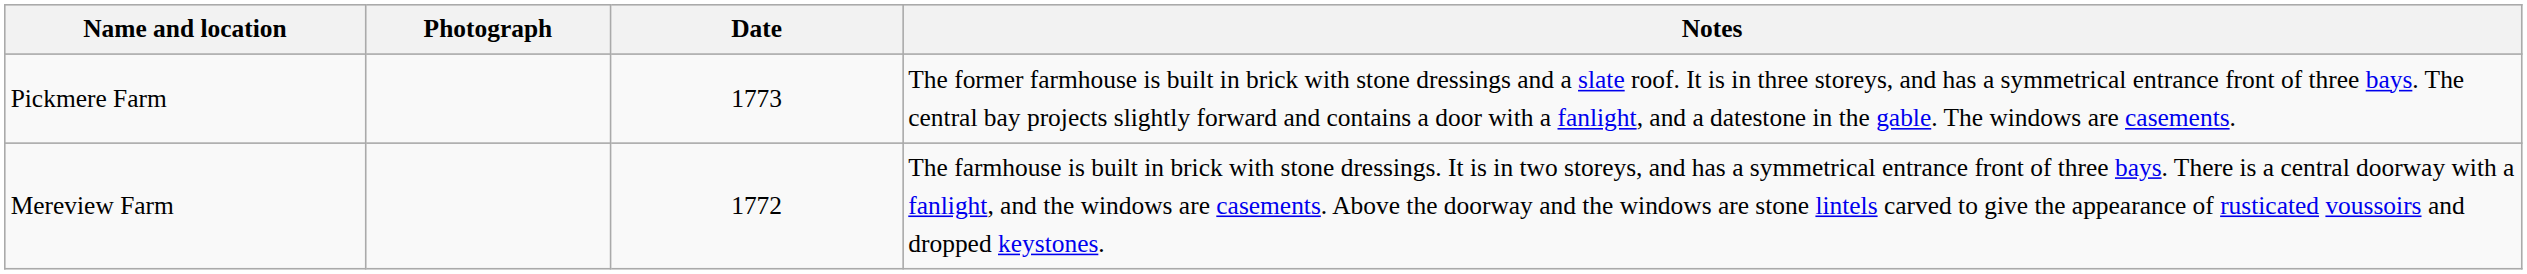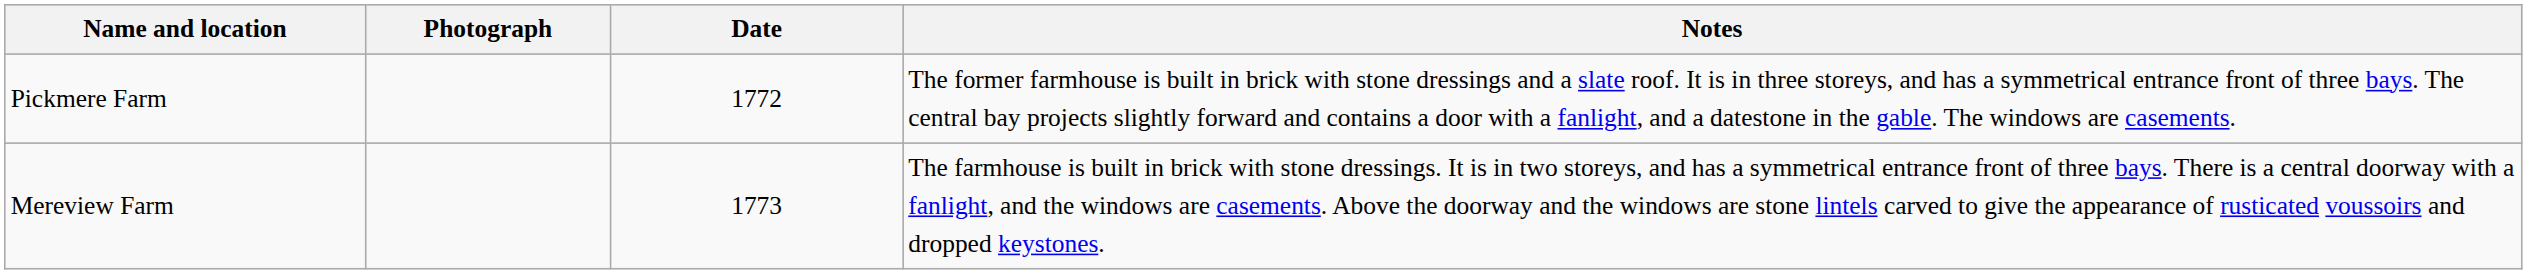(757, 98) 1773 -> (757, 98) 1772
(757, 205) 1772 -> (757, 205) 1773
